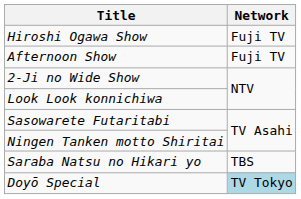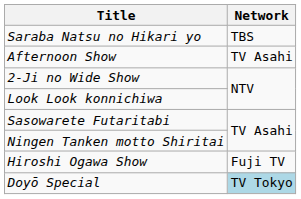rows swapped: (77, 36) <-> (104, 162)
(258, 57) Fuji TV -> (262, 57) TV Asahi
